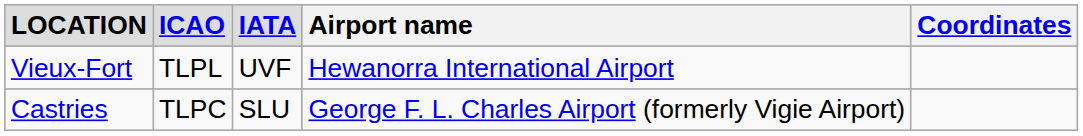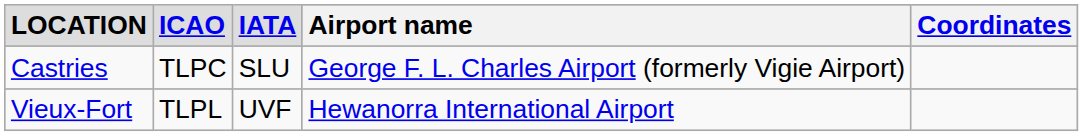rows swapped: (59, 109) <-> (72, 67)
